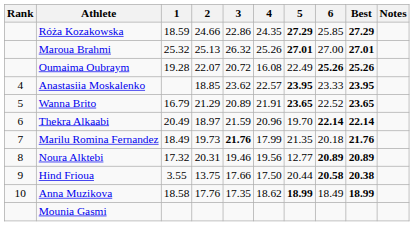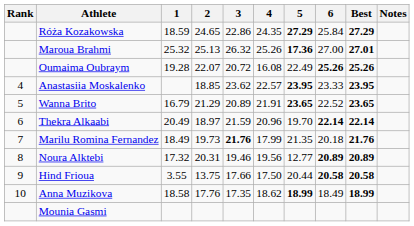(207, 31) 24.66 -> (207, 31) 24.65
(331, 31) 25.85 -> (331, 31) 25.84
(300, 49) 27.01 -> (300, 49) 17.36
(361, 175) 20.38 -> (361, 175) 20.58
